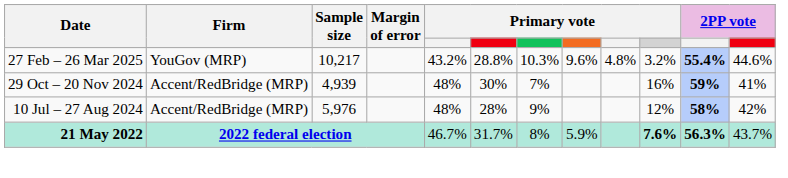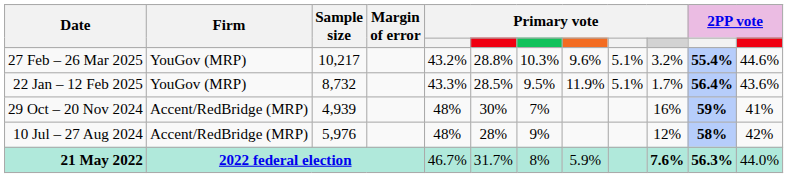(620, 60) 4.8% -> (627, 60) 5.1%
+ row: (78, 85)
(752, 134) 43.7% -> (759, 159) 44.0%
